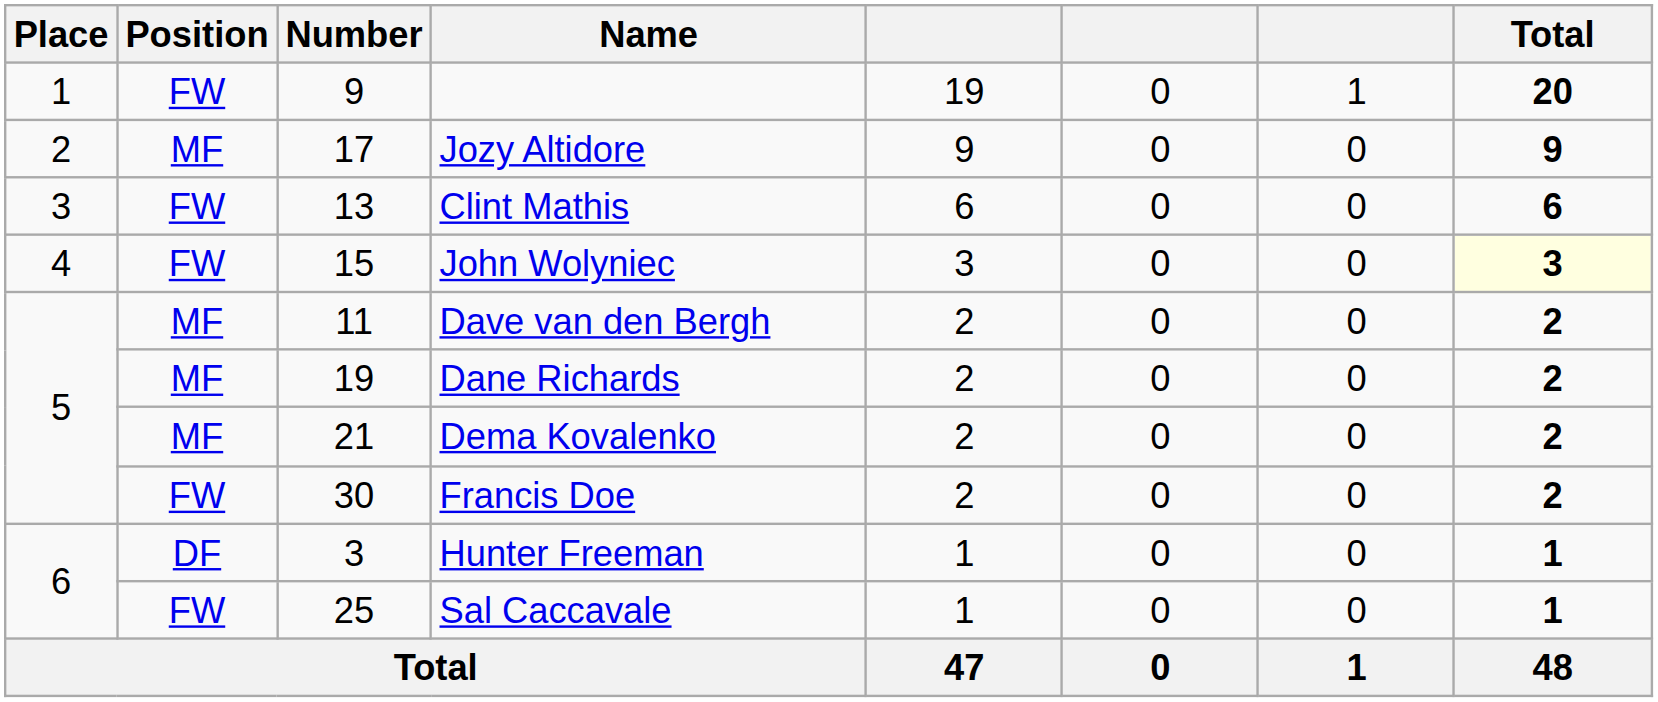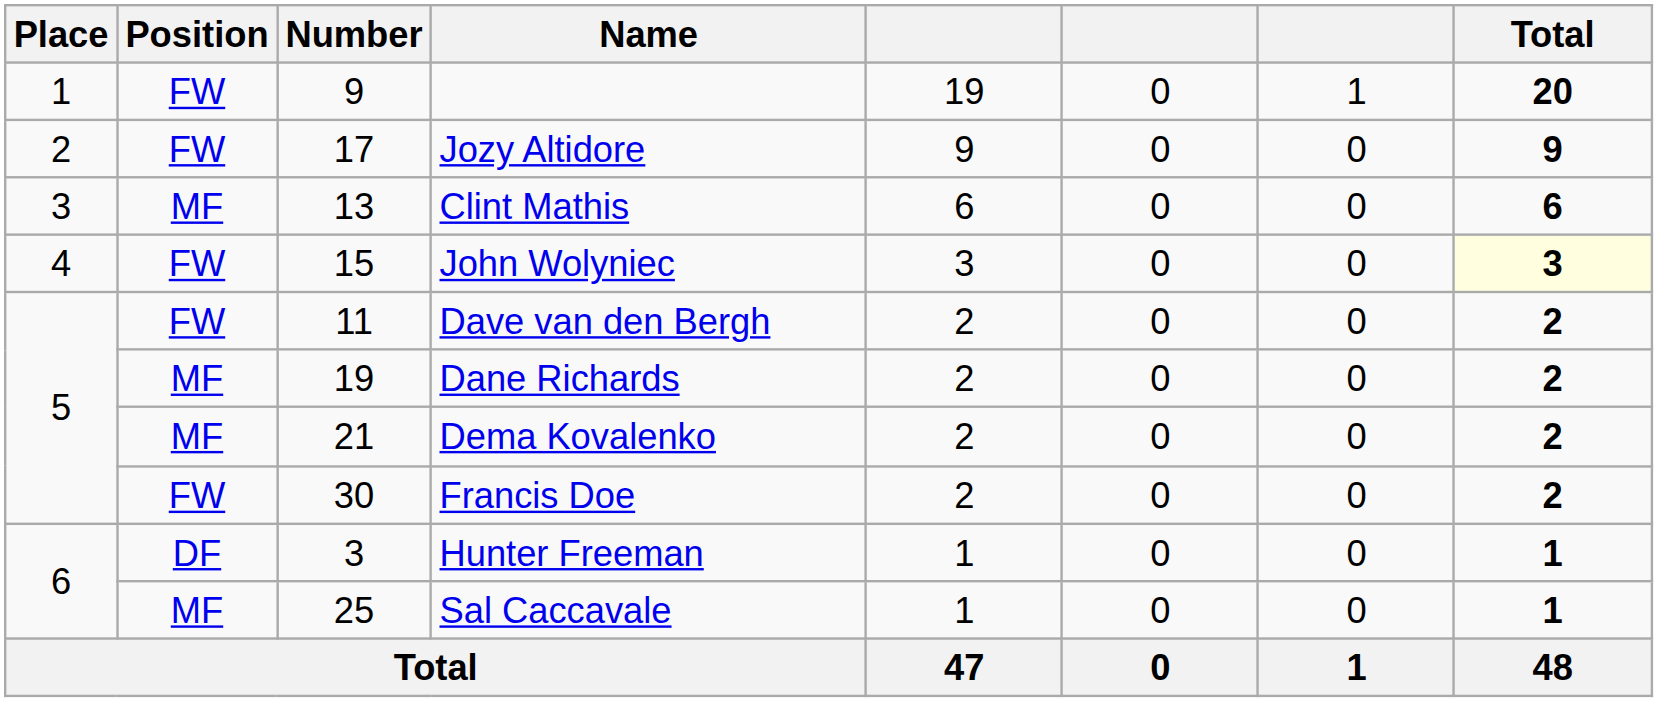(197, 149) MF -> (197, 149) FW
(197, 207) FW -> (197, 207) MF
(197, 322) MF -> (197, 322) FW
(197, 609) FW -> (197, 609) MF
